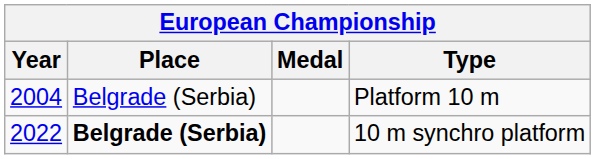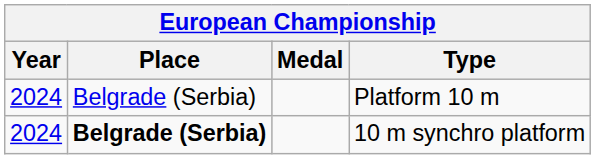(36, 97) 2004 -> (36, 97) 2024
(36, 134) 2022 -> (36, 134) 2024
